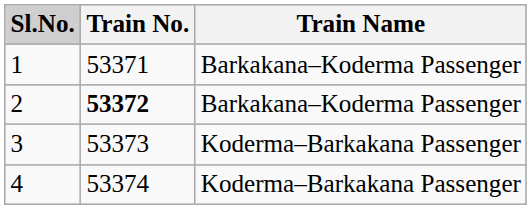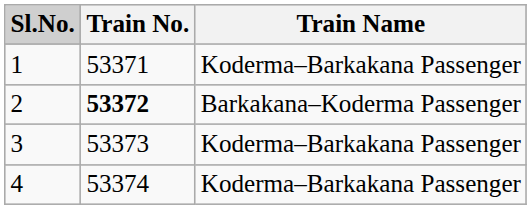(361, 64) Barkakana–Koderma Passenger -> (361, 64) Koderma–Barkakana Passenger
